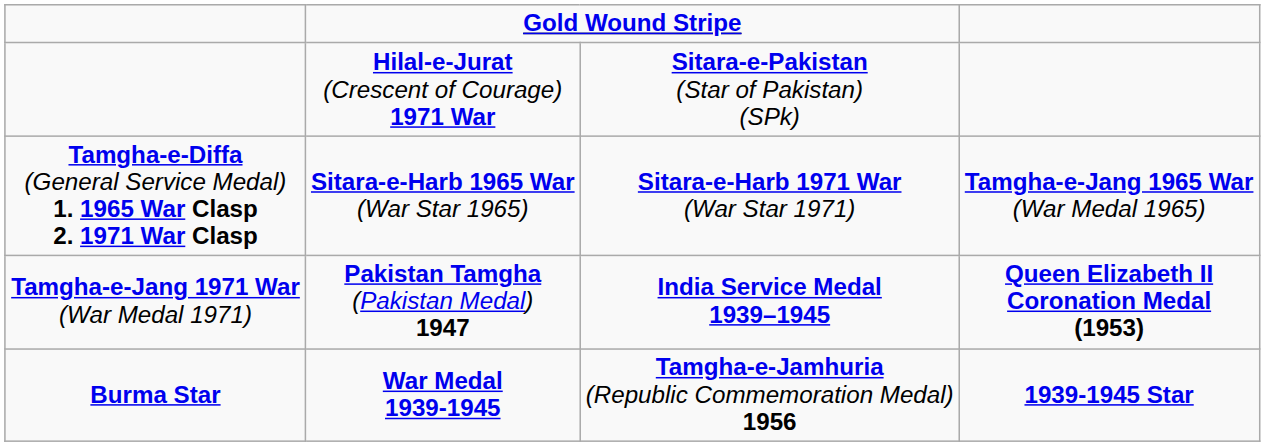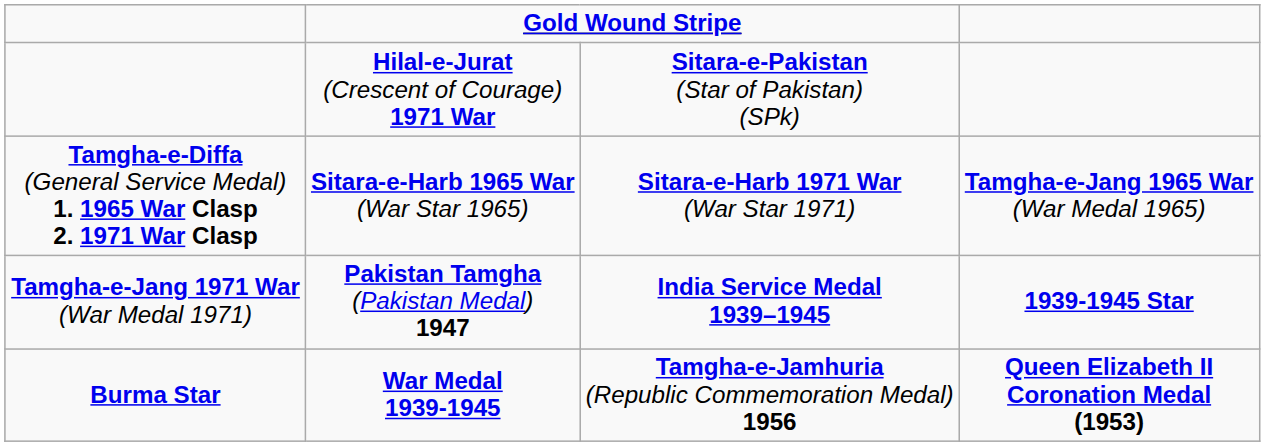(1109, 301) Queen Elizabeth II Coronation Medal (1953) -> (1109, 301) 1939-1945 Star
(1109, 394) 1939-1945 Star -> (1109, 394) Queen Elizabeth II Coronation Medal (1953)
